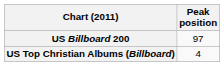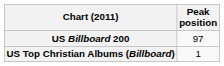(198, 54) 4 -> (198, 54) 1
